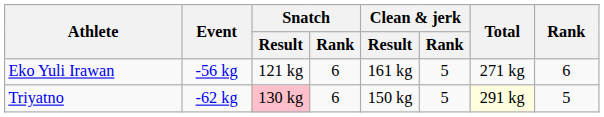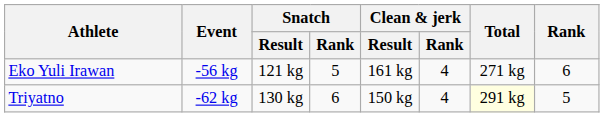(335, 71) 6 -> (335, 71) 5
(445, 71) 5 -> (445, 71) 4
(281, 98) pink background -> (281, 98) no background
(445, 98) 5 -> (445, 98) 4
